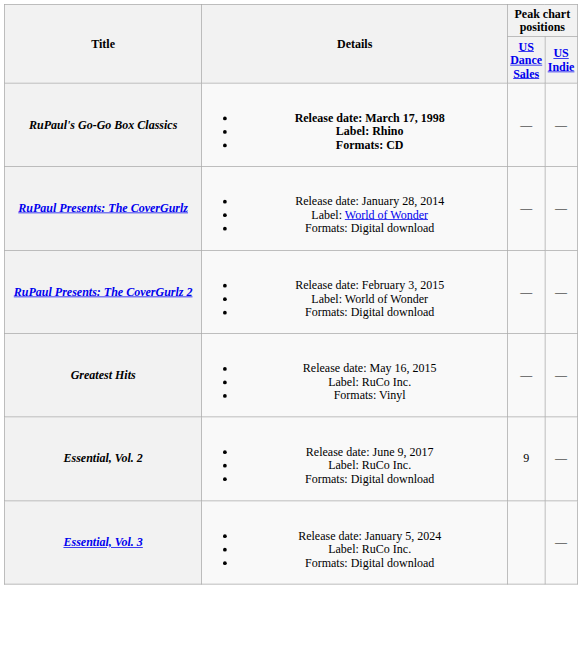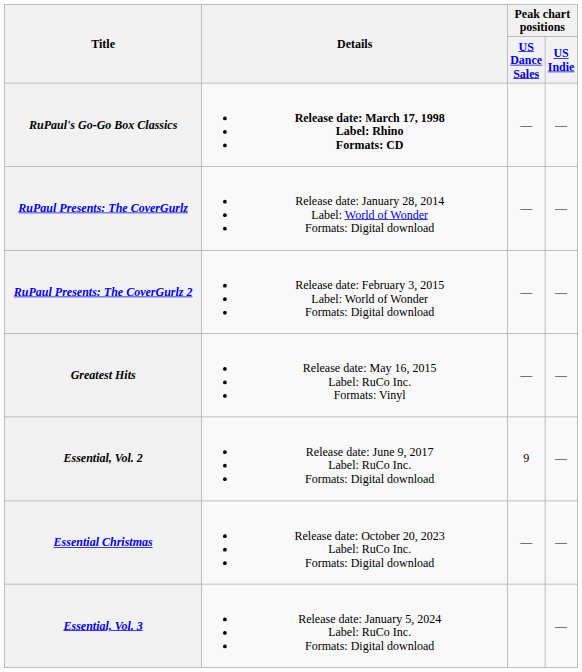+ row: (103, 542)
